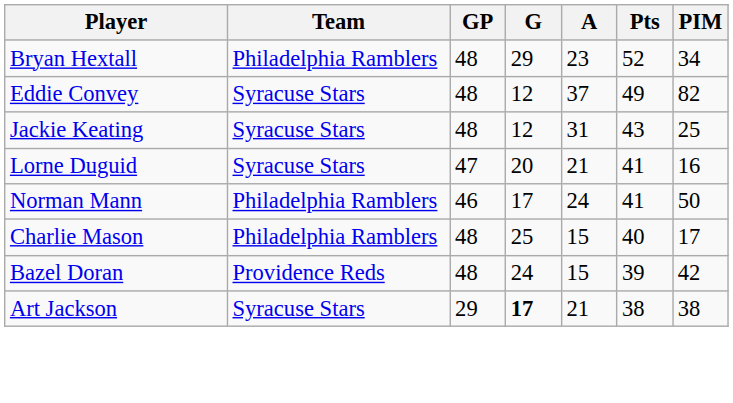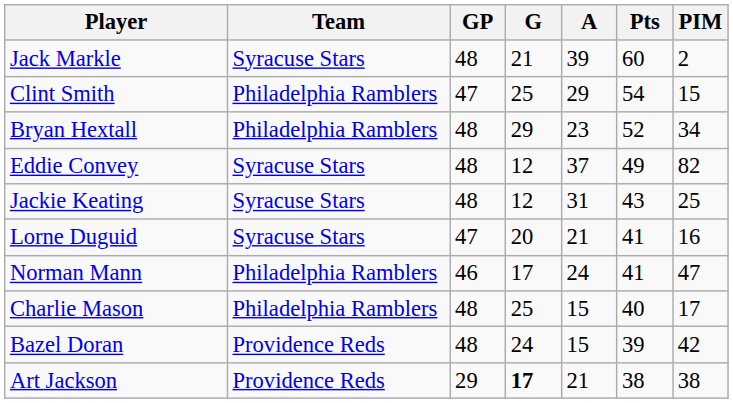+ row: (65, 58)
+ row: (62, 93)
(689, 201) 50 -> (689, 272) 47
(299, 308) Syracuse Stars -> (309, 380) Providence Reds
